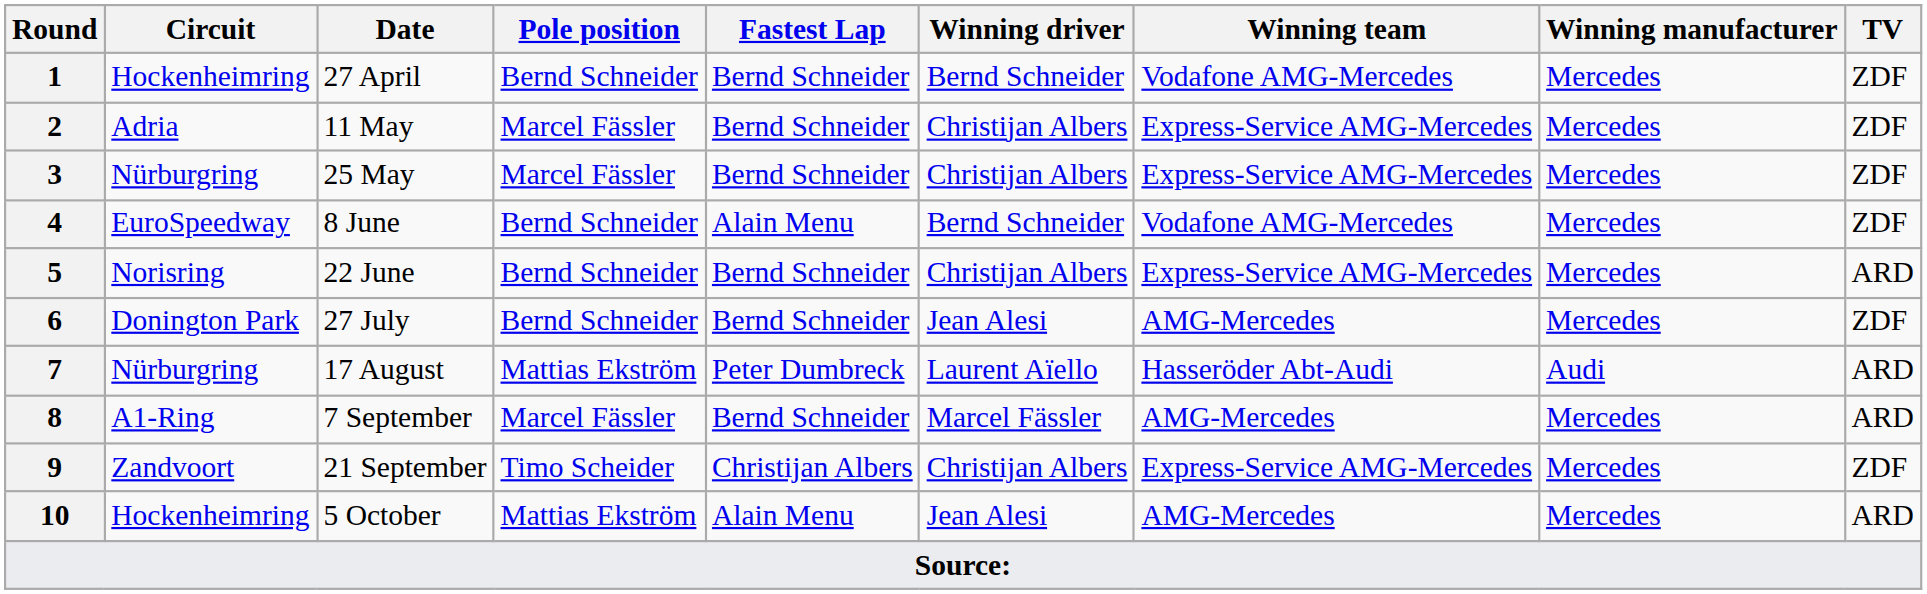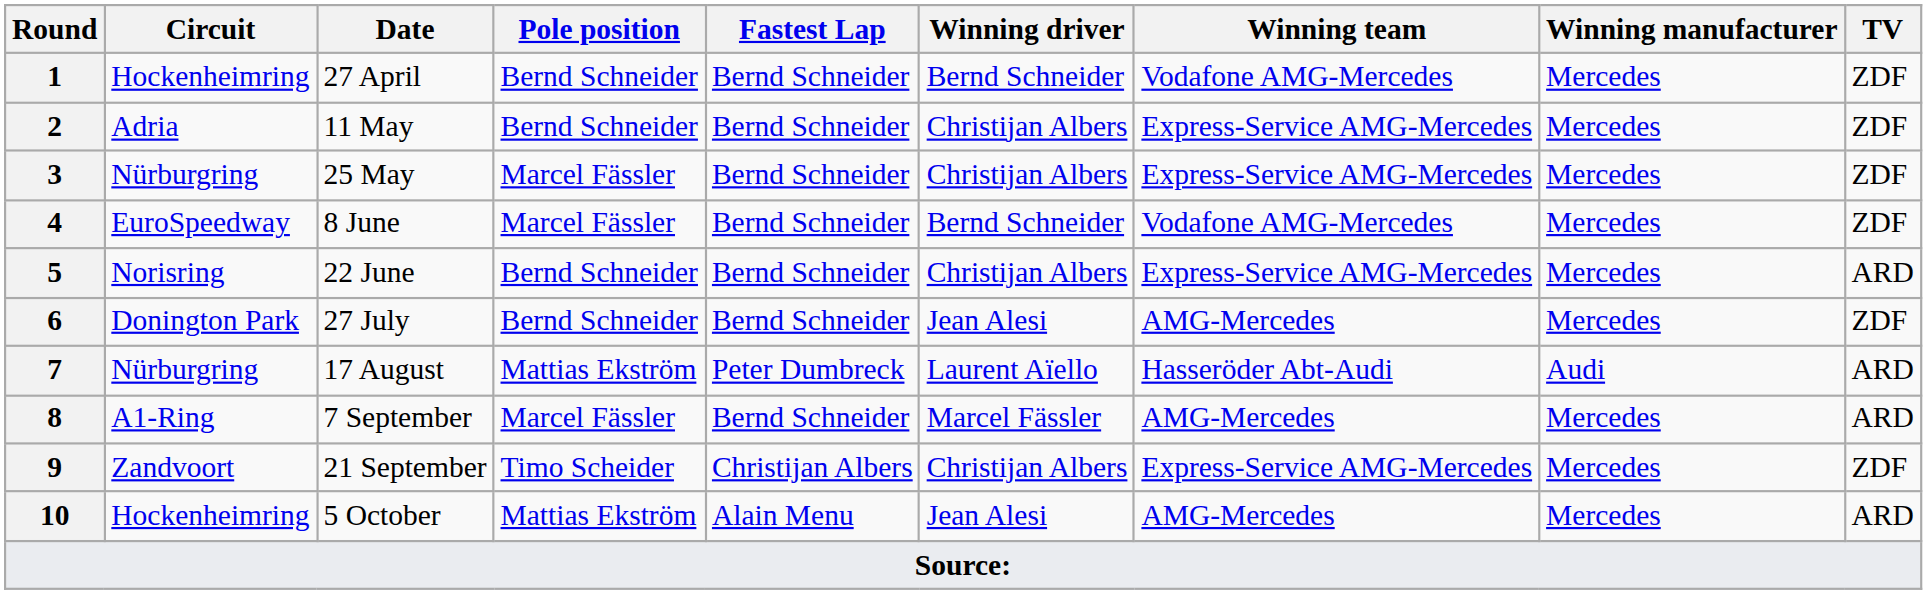(588, 125) Marcel Fässler -> (599, 125) Bernd Schneider
(599, 223) Bernd Schneider -> (588, 223) Marcel Fässler
(783, 223) Alain Menu -> (811, 223) Bernd Schneider
